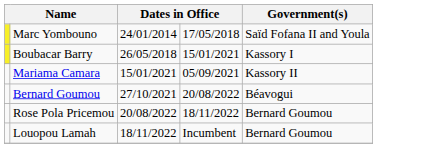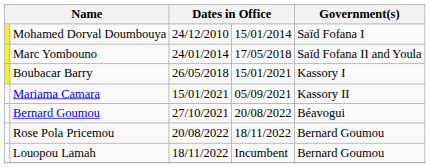+ row: (90, 34)
